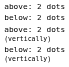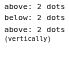- row: (35, 54)
